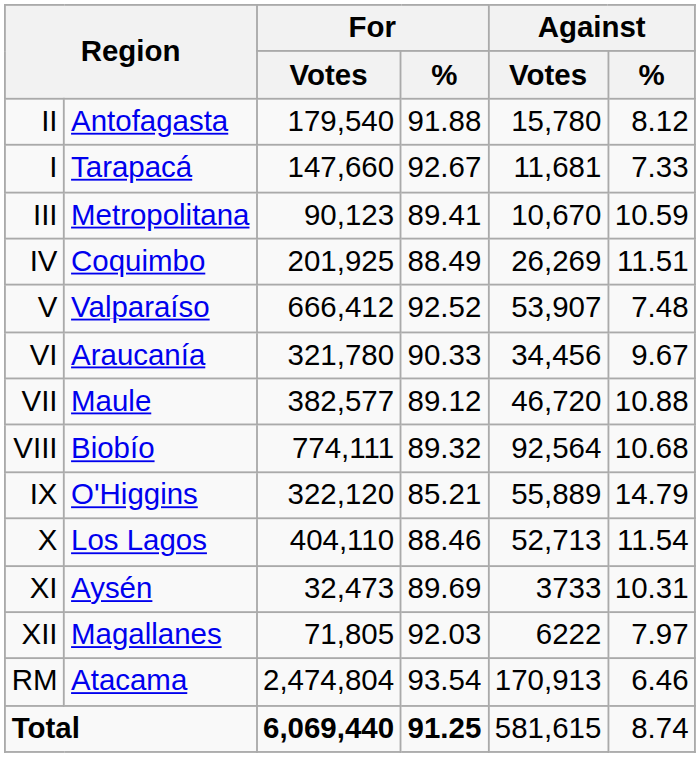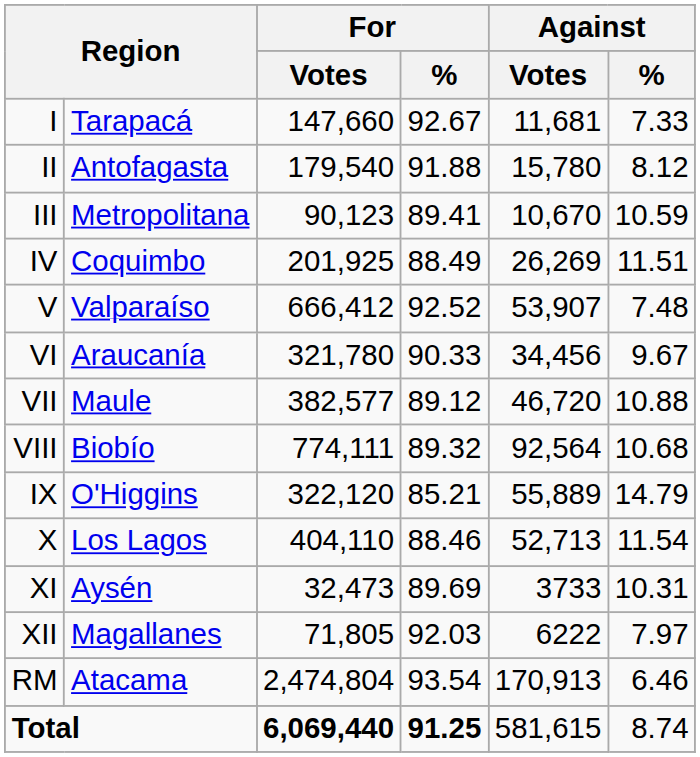rows swapped: (53, 167) <-> (49, 121)
